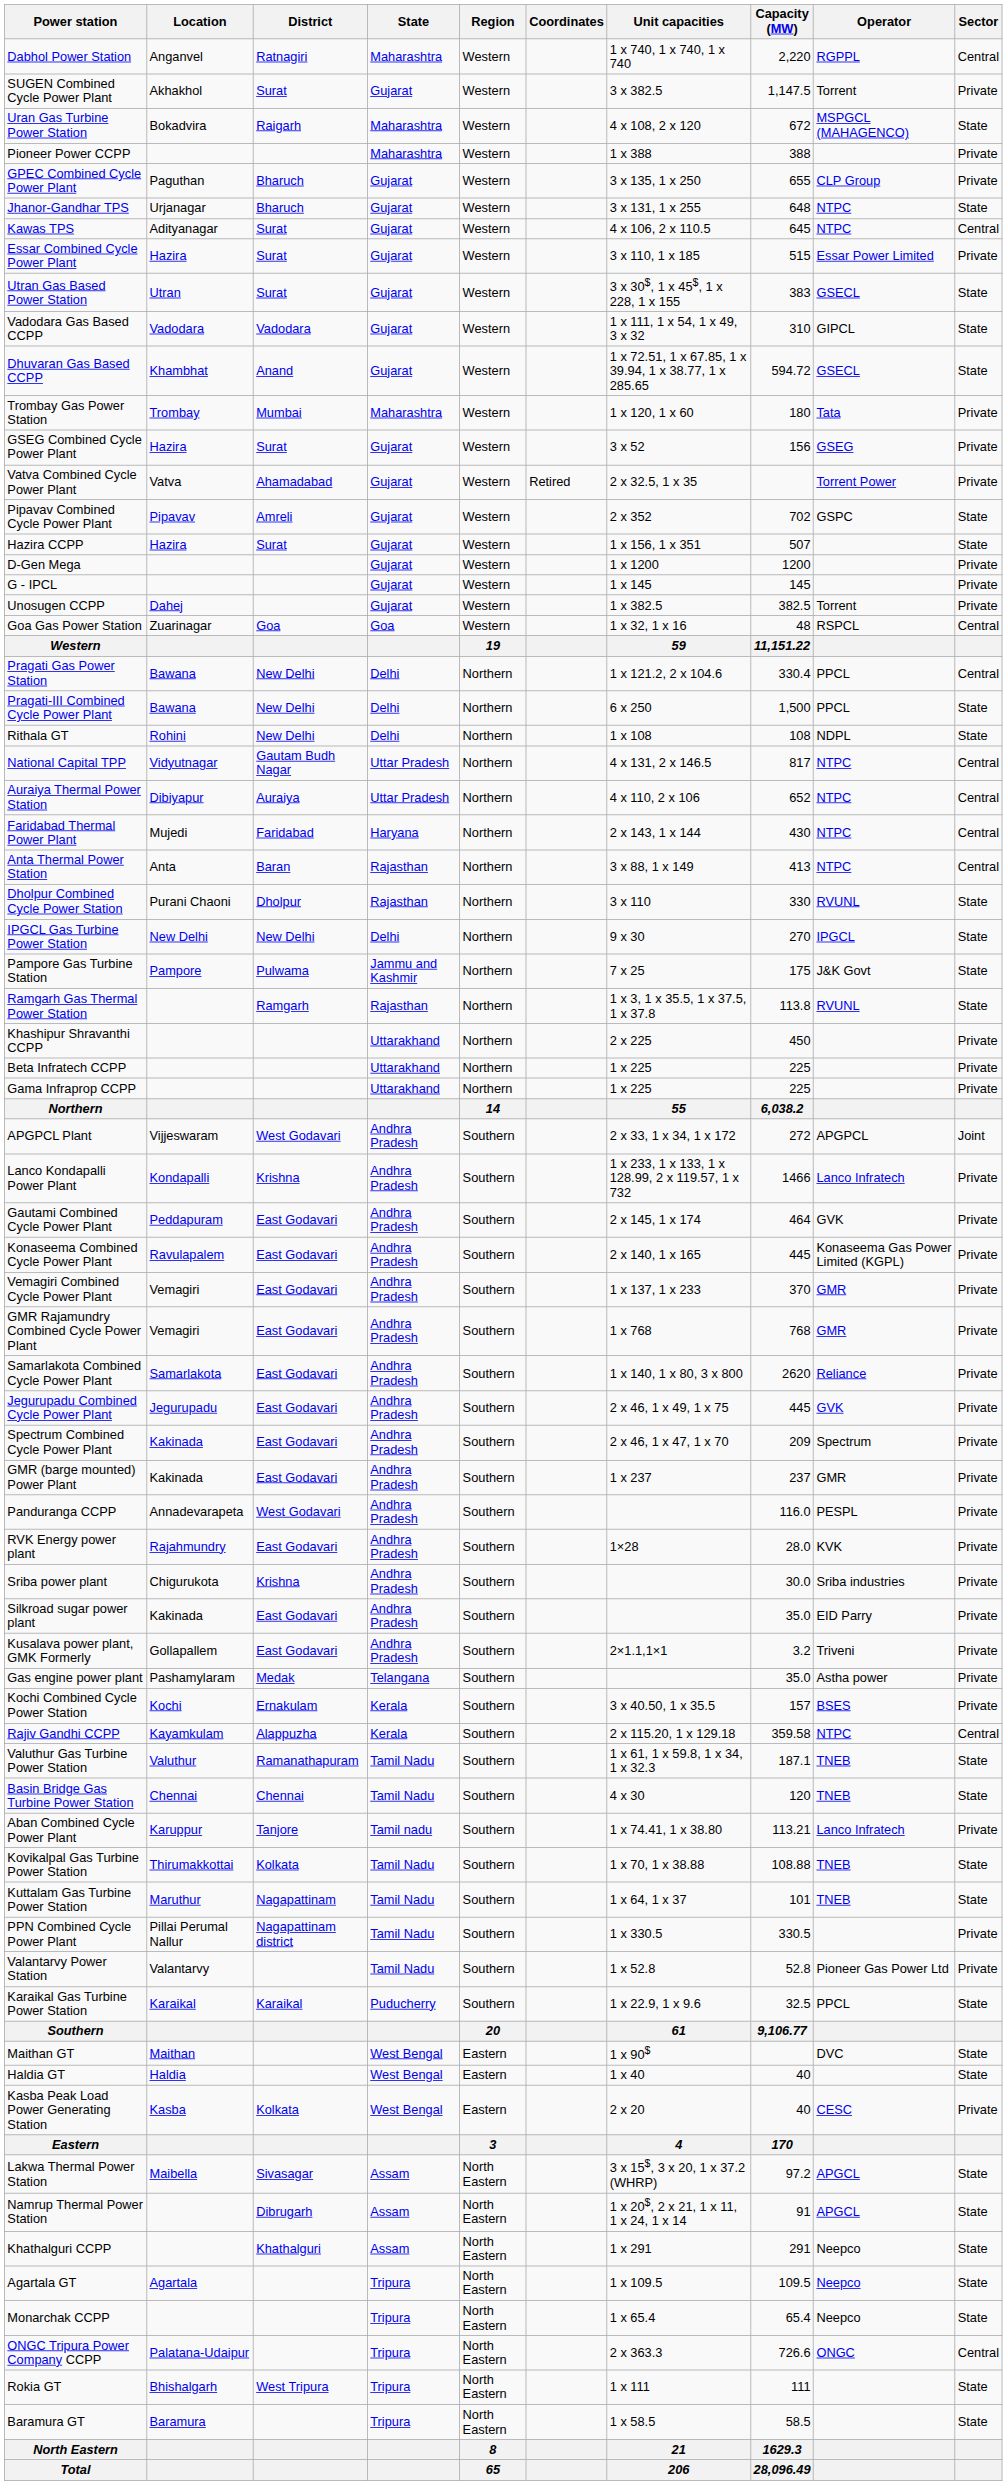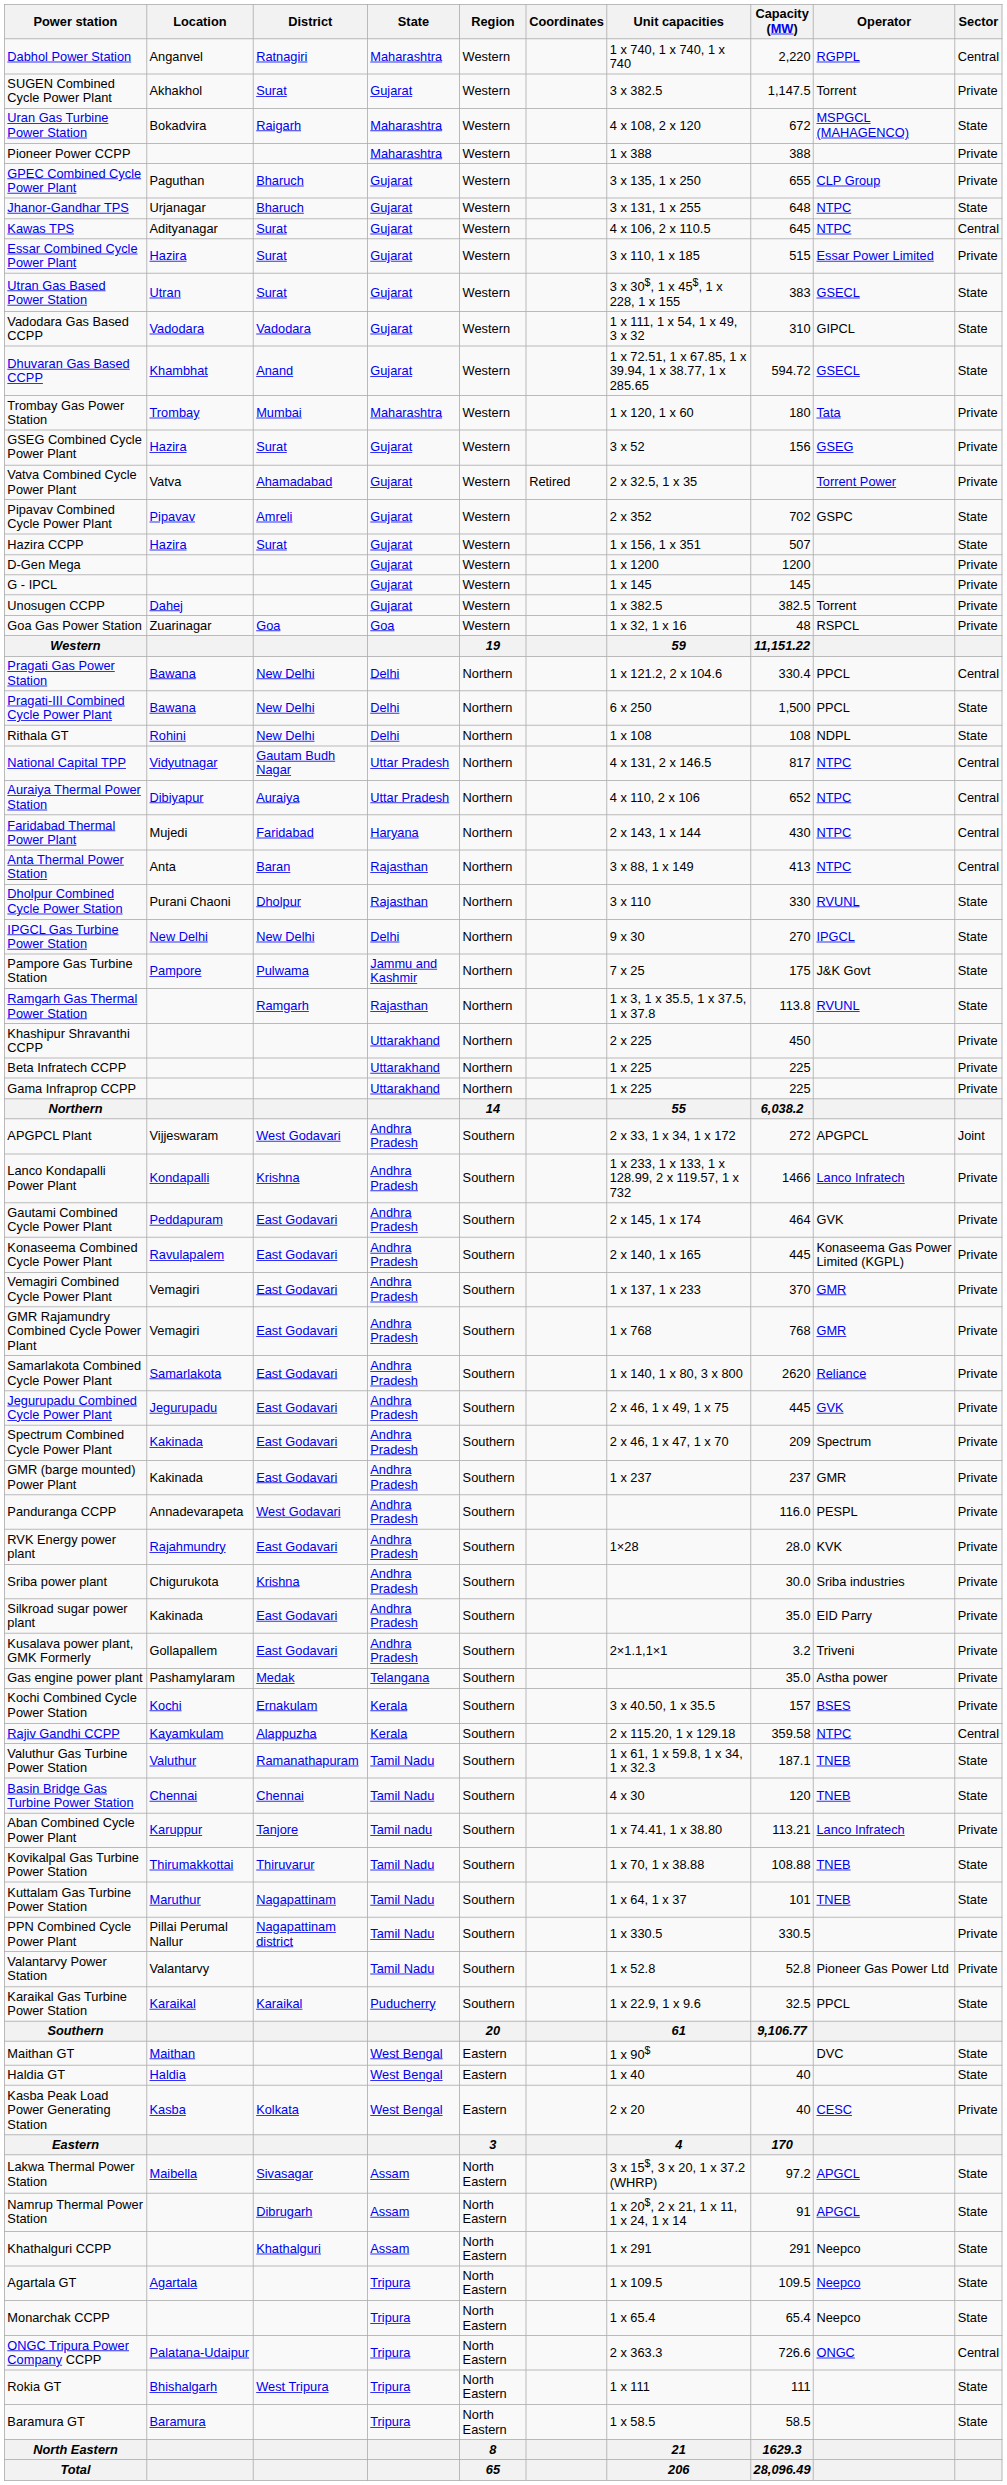(978, 625) Central -> (978, 625) Private
(278, 1865) Kolkata -> (285, 1865) Thiruvarur
